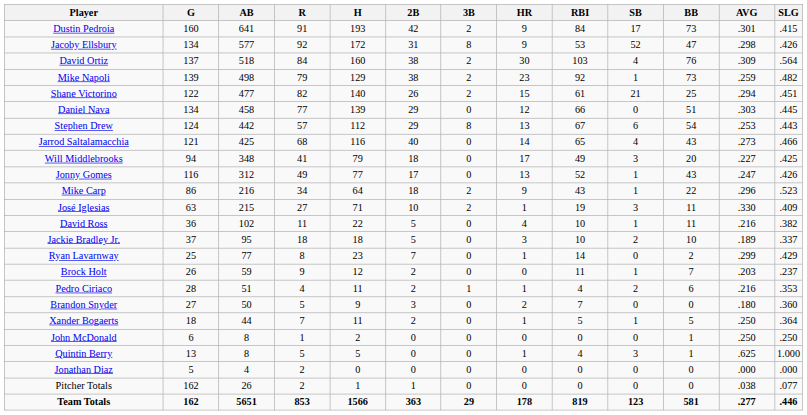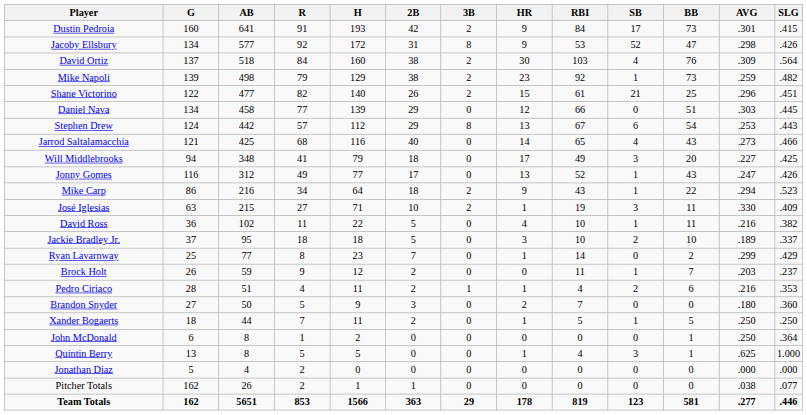(747, 93) .294 -> (747, 93) .296
(747, 191) .296 -> (747, 191) .294
(788, 321) .364 -> (788, 321) .250
(788, 337) .250 -> (788, 337) .364
